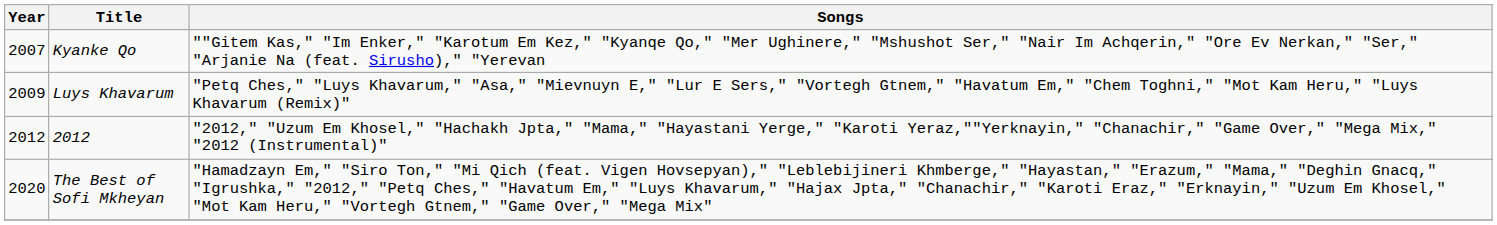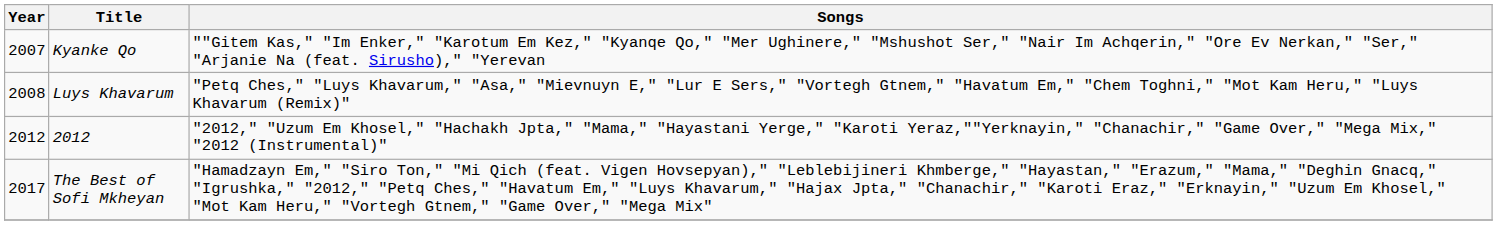(27, 94) 2009 -> (27, 94) 2008
(27, 189) 2020 -> (27, 189) 2017
